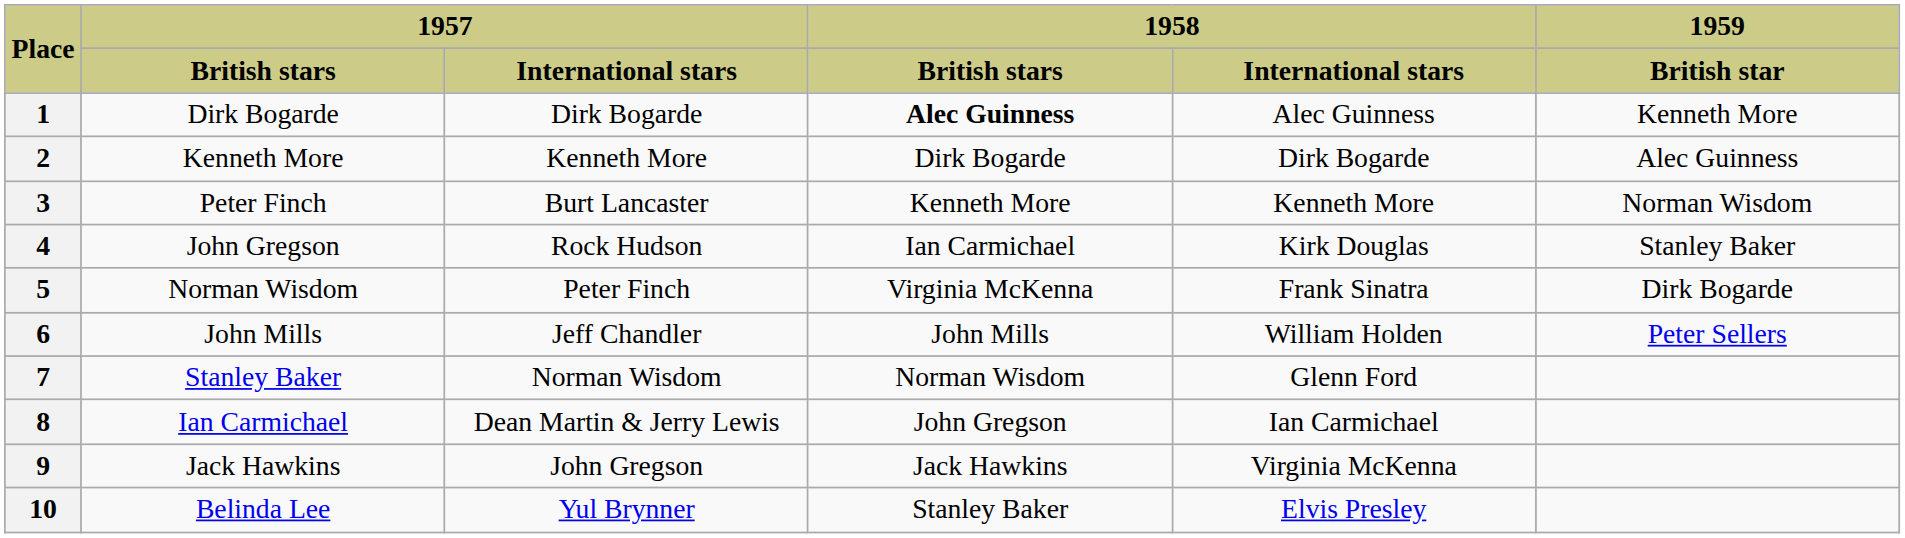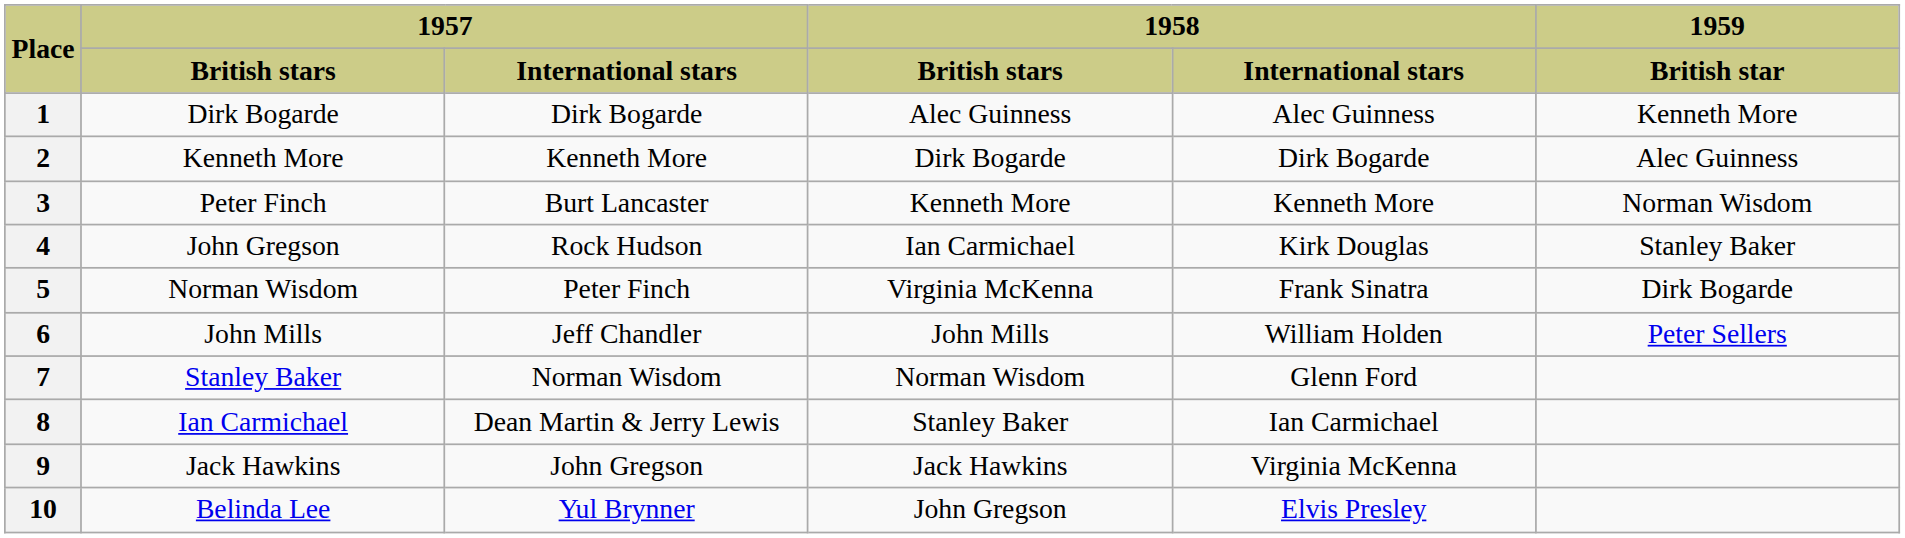(990, 114) bold -> (990, 114) normal
(990, 421) John Gregson -> (990, 421) Stanley Baker
(990, 509) Stanley Baker -> (990, 509) John Gregson
